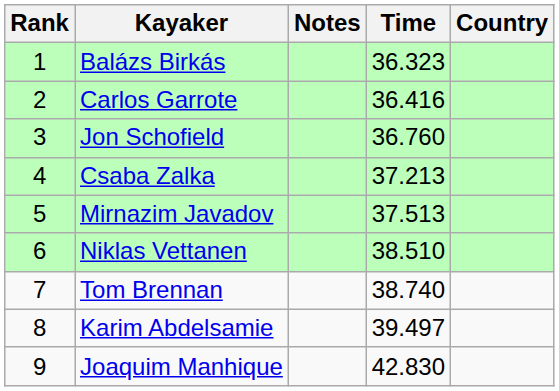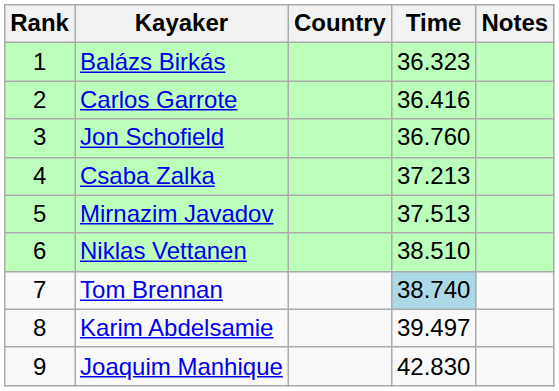columns swapped: (502, 23) <-> (327, 23)
(408, 289) no background -> (434, 289) lightblue background
